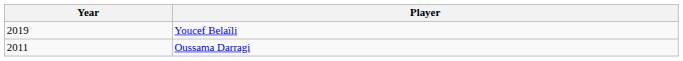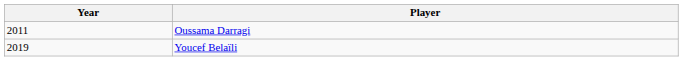rows swapped: (212, 47) <-> (206, 30)
